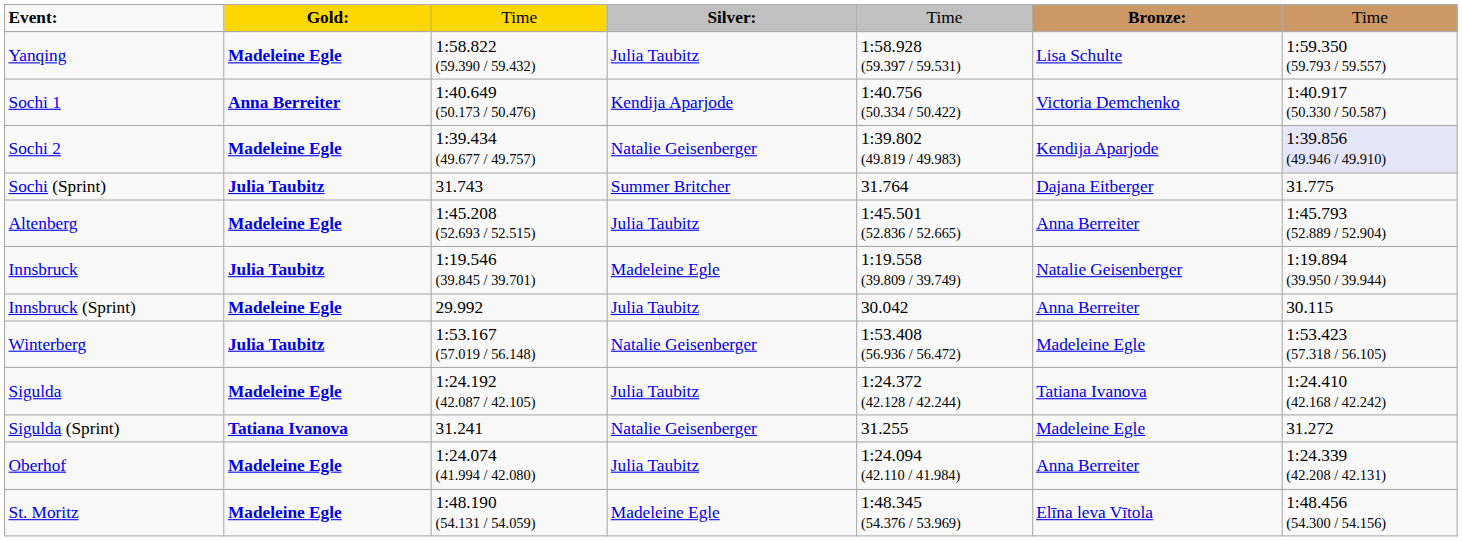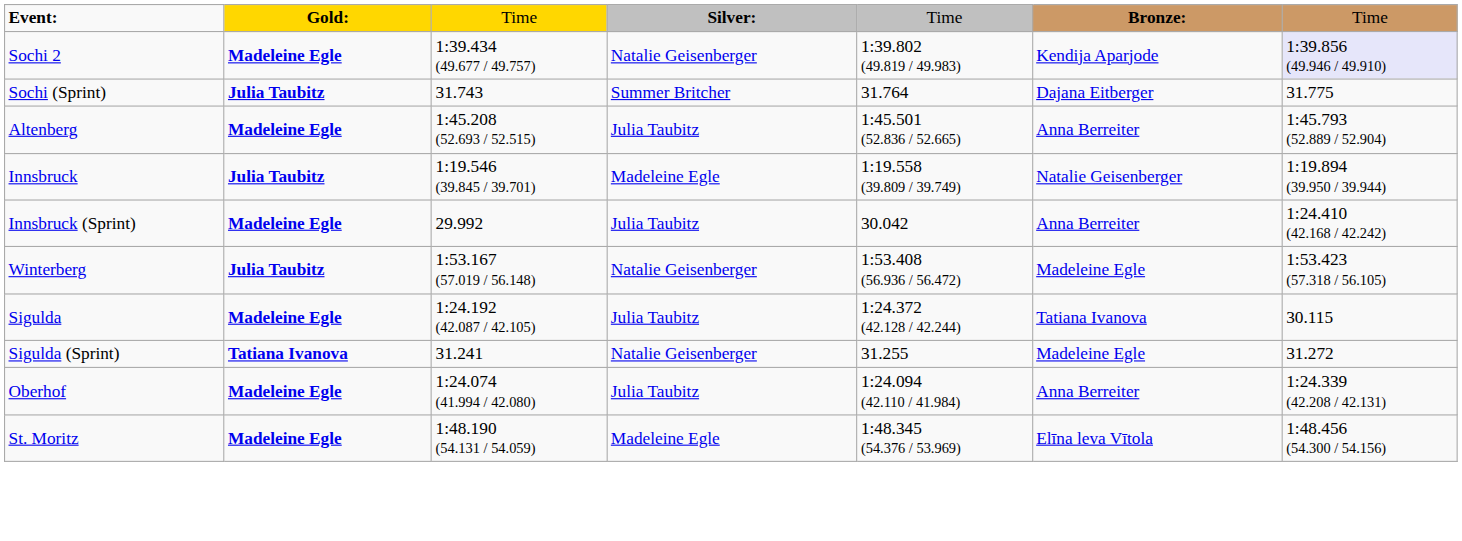- row: (37, 55)
- row: (35, 102)
(1310, 307) 30.115 -> (1336, 223) 1:24.410 (42.168 / 42.242)
(1336, 391) 1:24.410 (42.168 / 42.242) -> (1310, 316) 30.115
